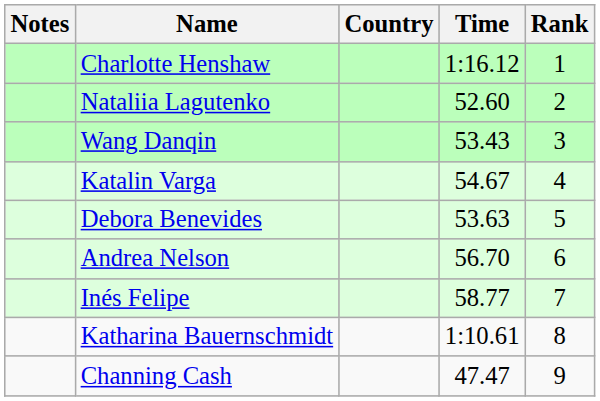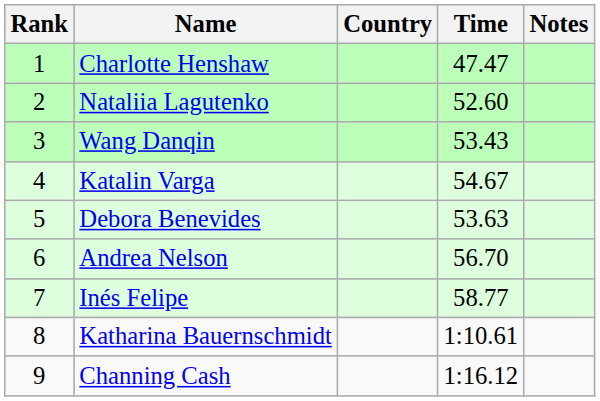columns swapped: (560, 24) <-> (40, 24)
(482, 63) 1:16.12 -> (481, 63) 47.47
(482, 375) 47.47 -> (481, 375) 1:16.12
